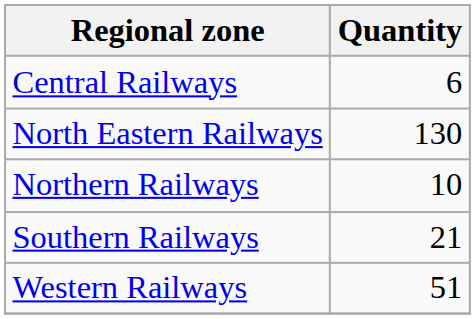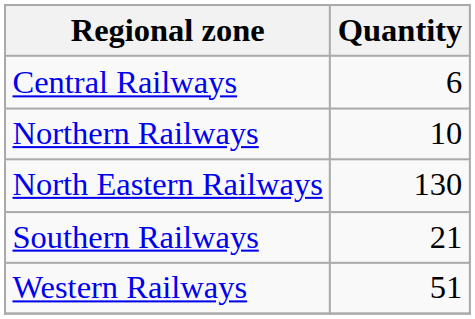rows swapped: (136, 184) <-> (168, 133)
